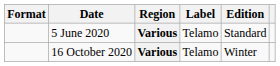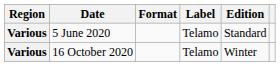columns swapped: (157, 14) <-> (26, 14)
